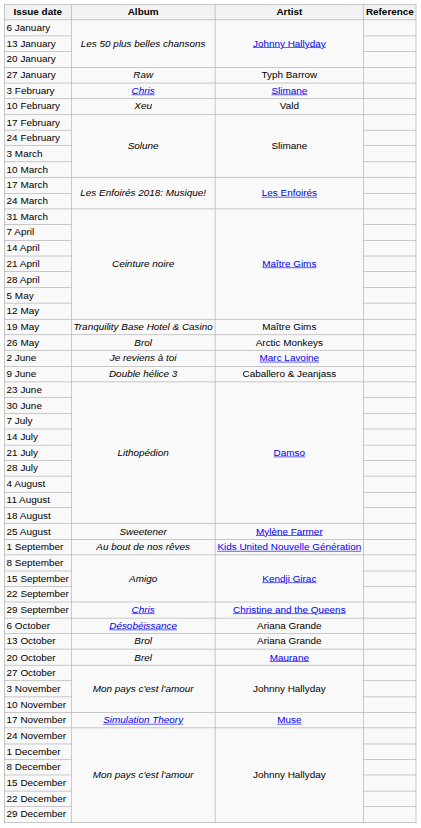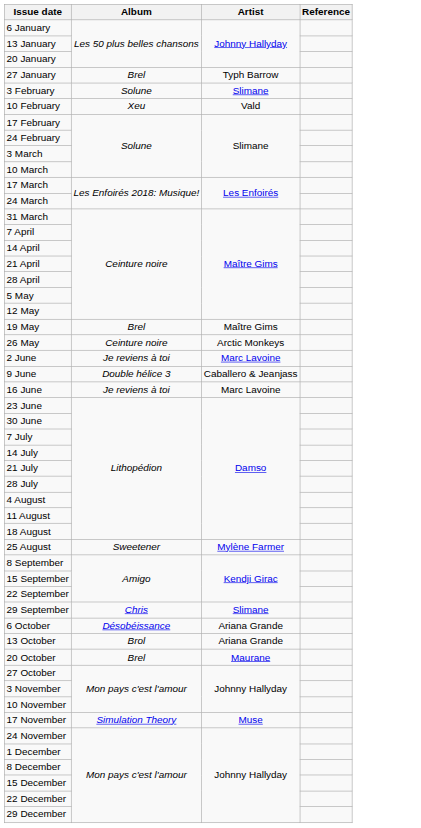(143, 75) Raw -> (136, 75) Brel
(143, 91) Chris -> (136, 91) Solune
(143, 327) Tranquility Base Hotel & Casino -> (136, 327) Brel
(143, 342) Brol -> (136, 342) Ceinture noire
+ row: (24, 389)
- row: (35, 547)
(289, 610) Christine and the Queens -> (251, 610) Slimane
